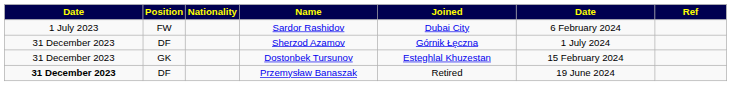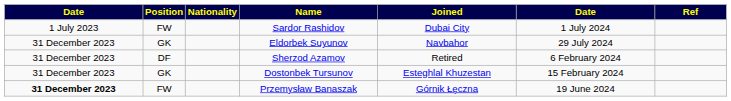(586, 28) 6 February 2024 -> (586, 28) 1 July 2024
+ row: (308, 43)
(447, 43) Górnik Łęczna -> (447, 58) Retired
(586, 43) 1 July 2024 -> (586, 58) 6 February 2024
(164, 73) DF -> (164, 89) FW
(447, 73) Retired -> (447, 89) Górnik Łęczna
